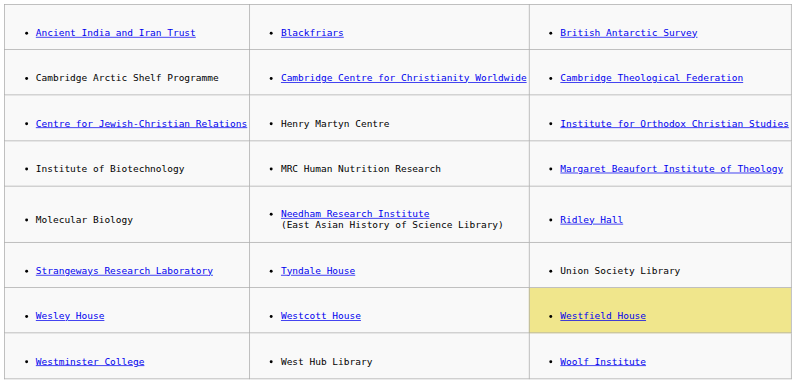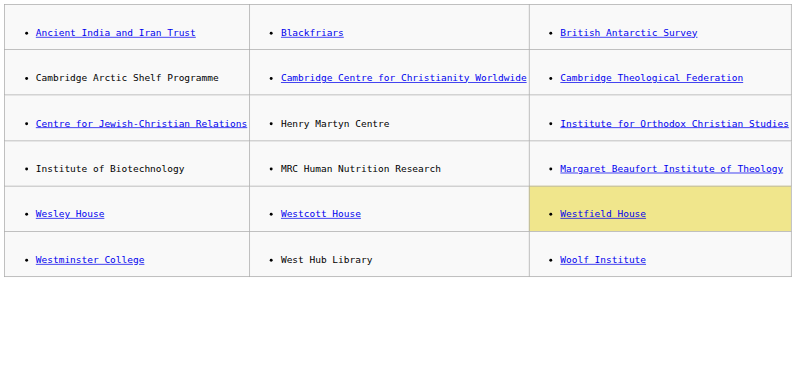- row: (127, 220)
- row: (127, 270)
